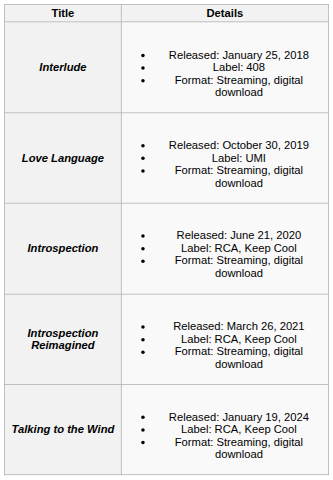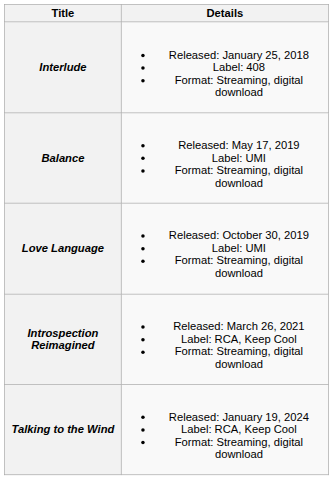+ row: (63, 158)
- row: (63, 248)
